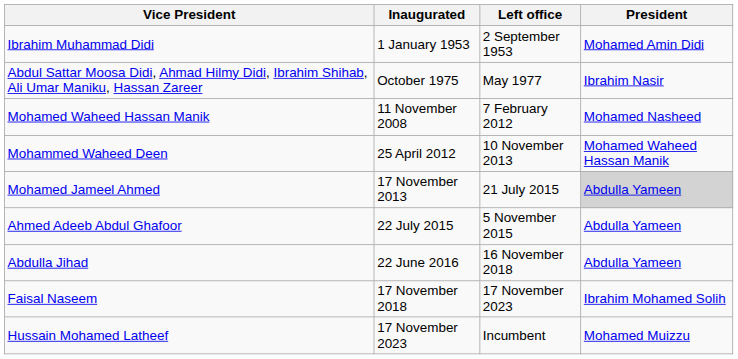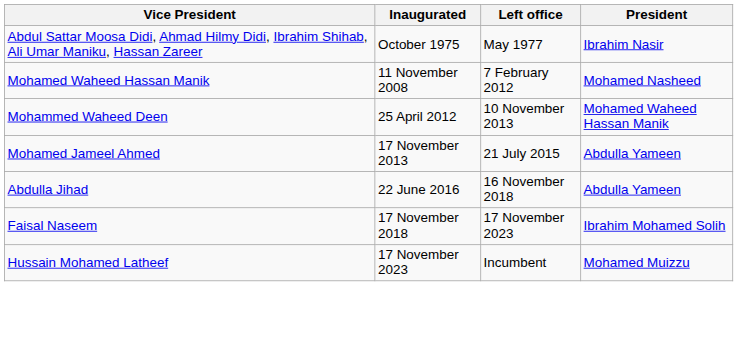- row: (81, 44)
(633, 189) lightgrey background -> (632, 153) no background
- row: (95, 226)
